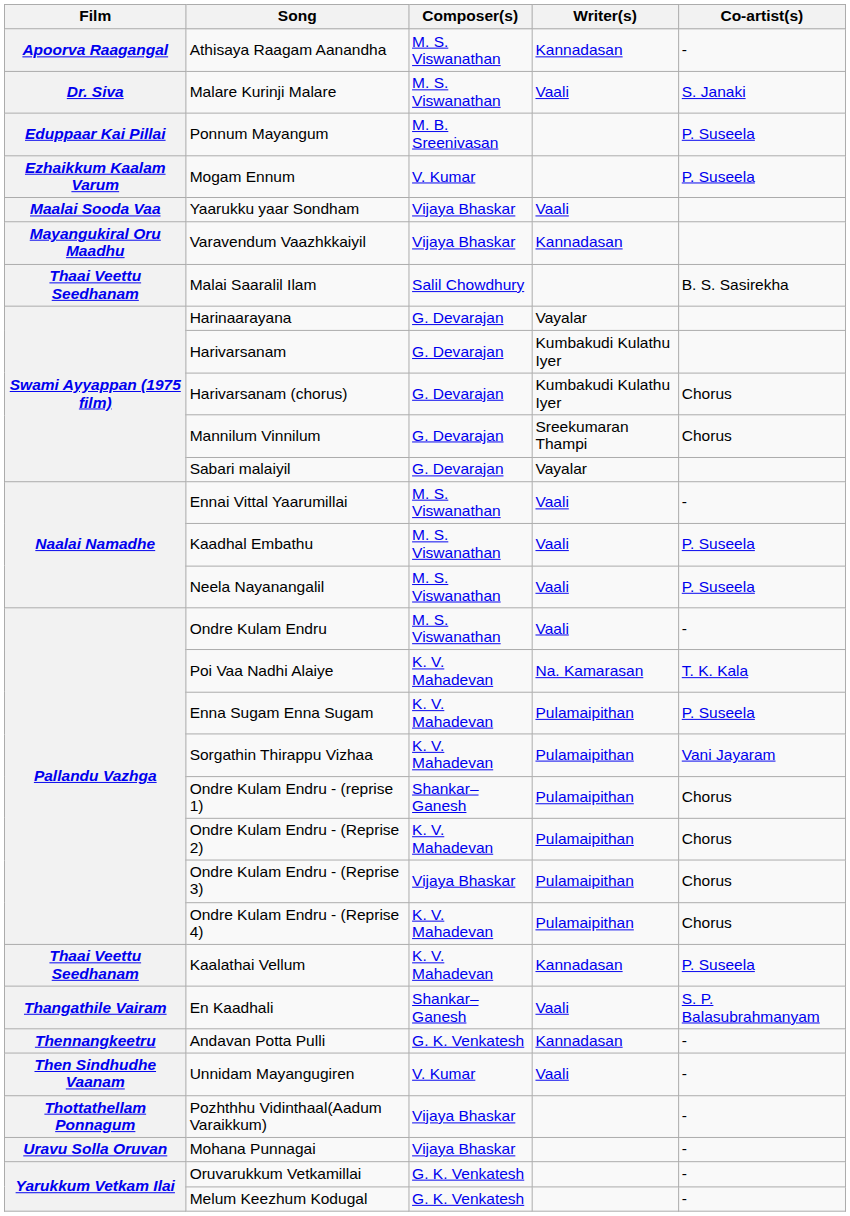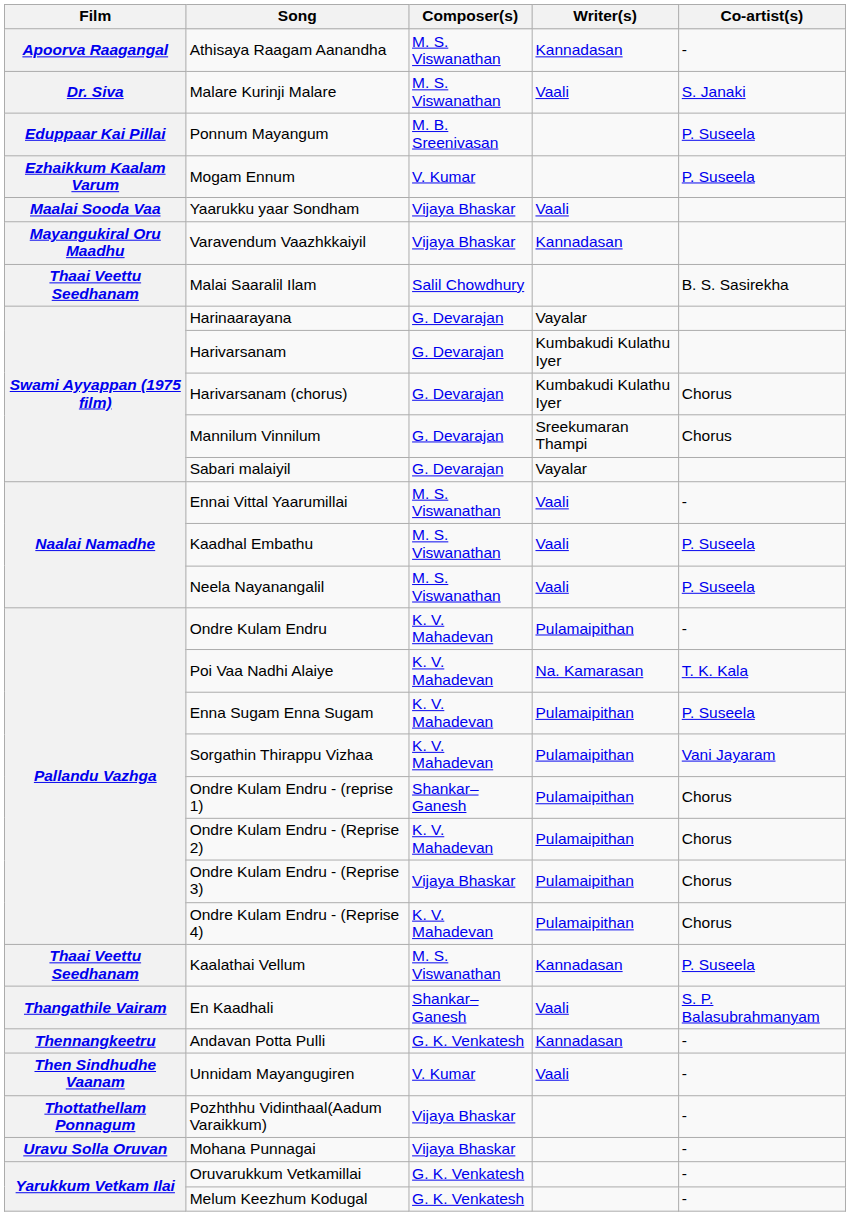(456, 628) M. S. Viswanathan -> (453, 628) K. V. Mahadevan
(552, 628) Vaali -> (585, 628) Pulamaipithan
(453, 965) K. V. Mahadevan -> (456, 965) M. S. Viswanathan
